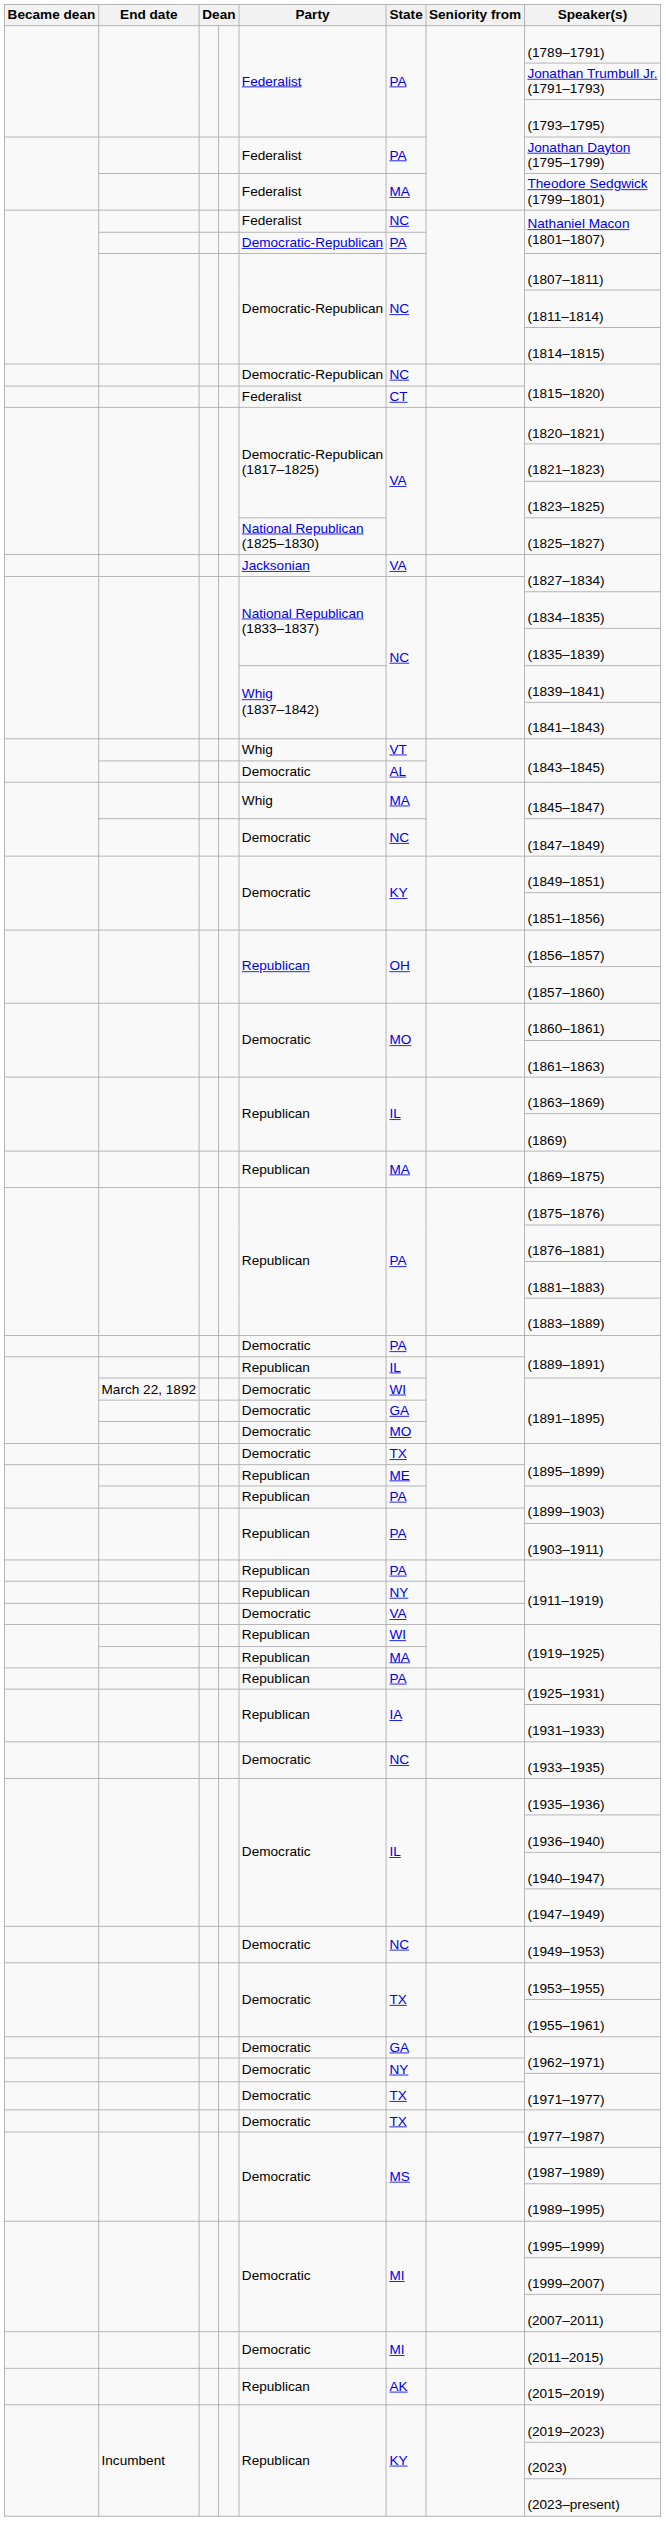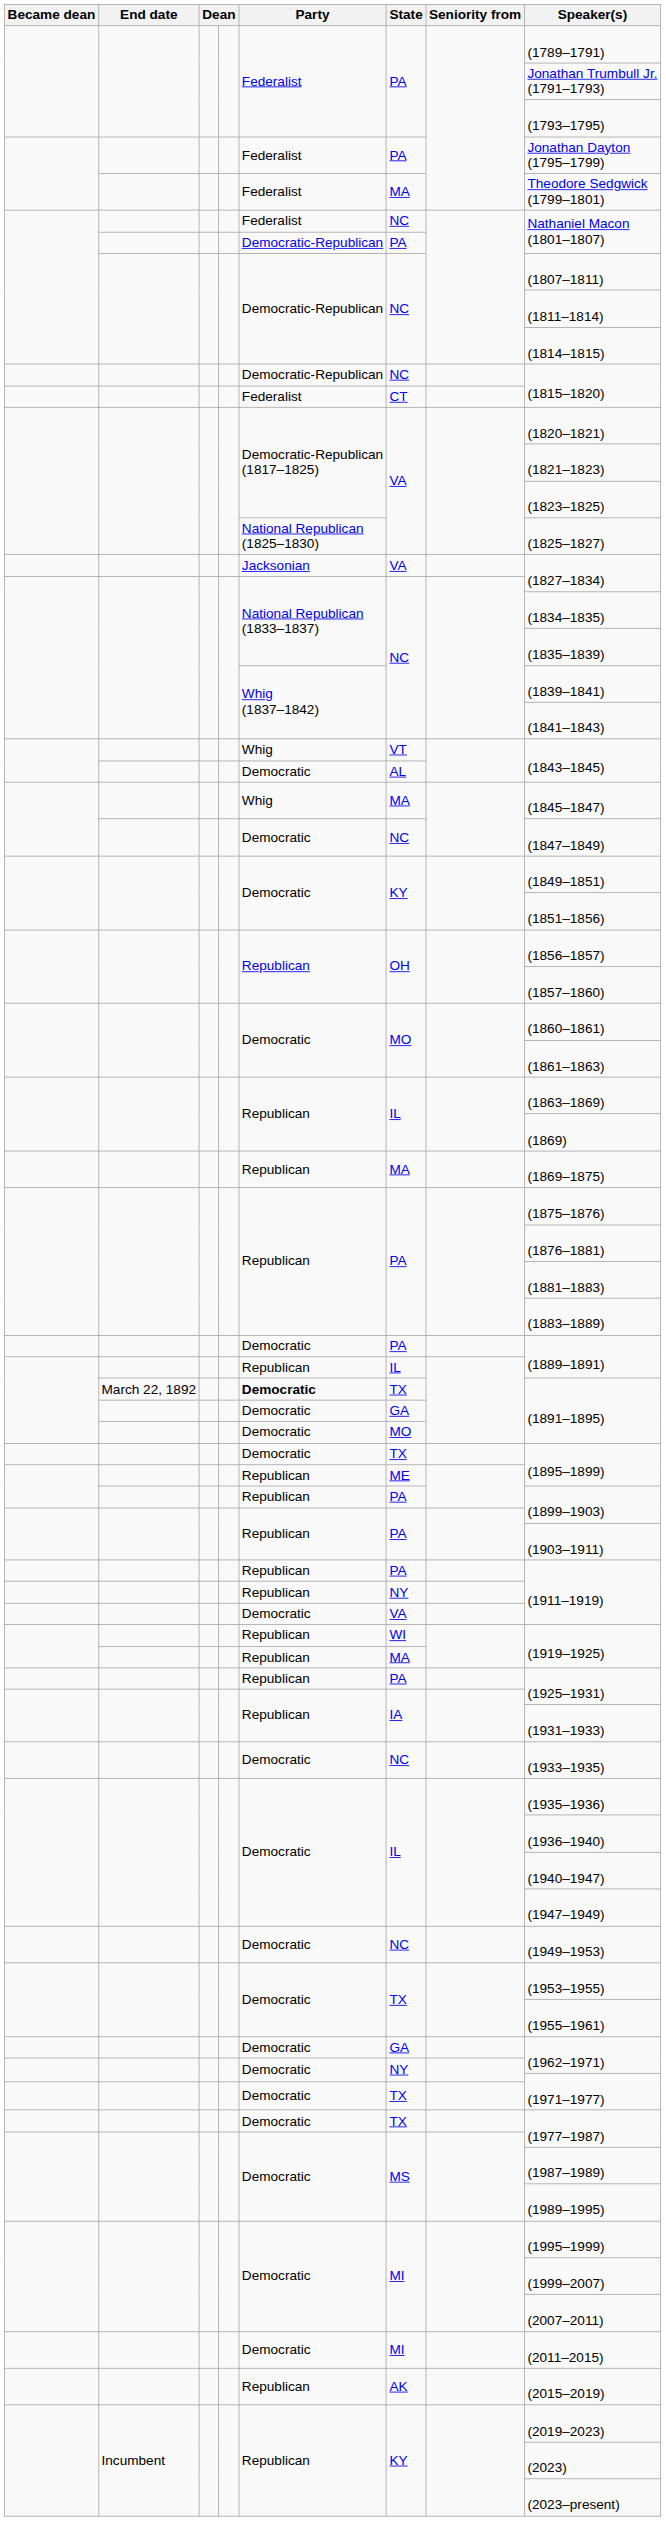(276, 1389) normal -> (279, 1389) bold
(398, 1389) WI -> (398, 1389) TX
